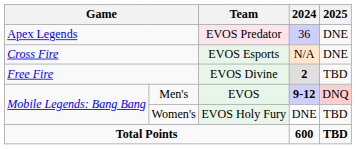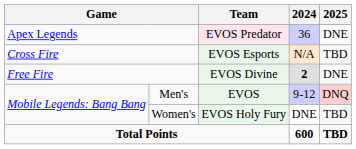(335, 54) DNE -> (335, 54) TBD
(335, 74) TBD -> (335, 74) DNE
(304, 94) bold -> (304, 94) normal
